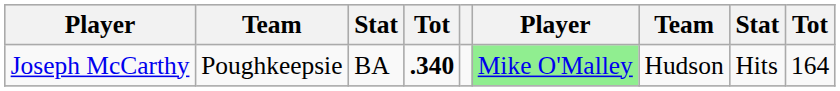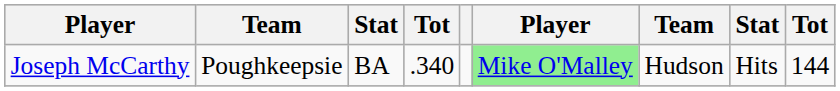(432, 65) bold -> (432, 65) normal
(810, 65) 164 -> (810, 65) 144
